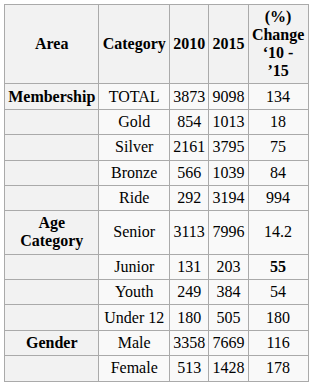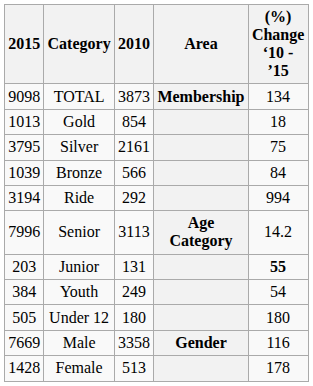columns swapped: (52, 44) <-> (229, 44)
